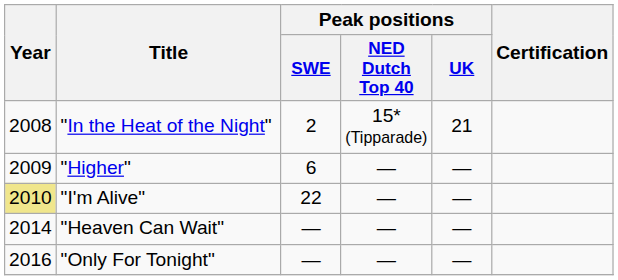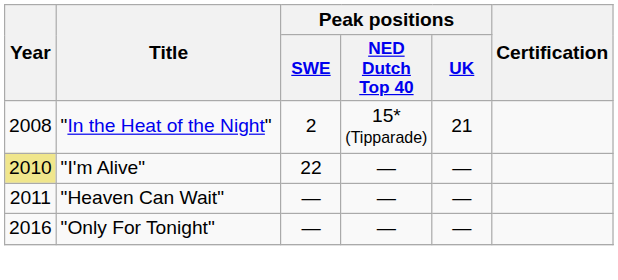- row: (96, 167)
(30, 228) 2014 -> (30, 198) 2011
